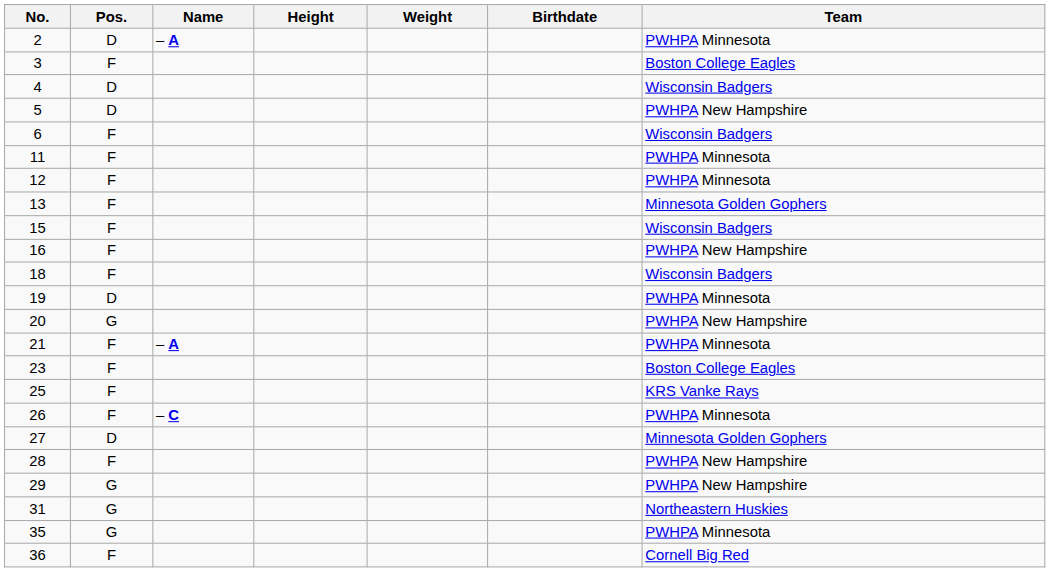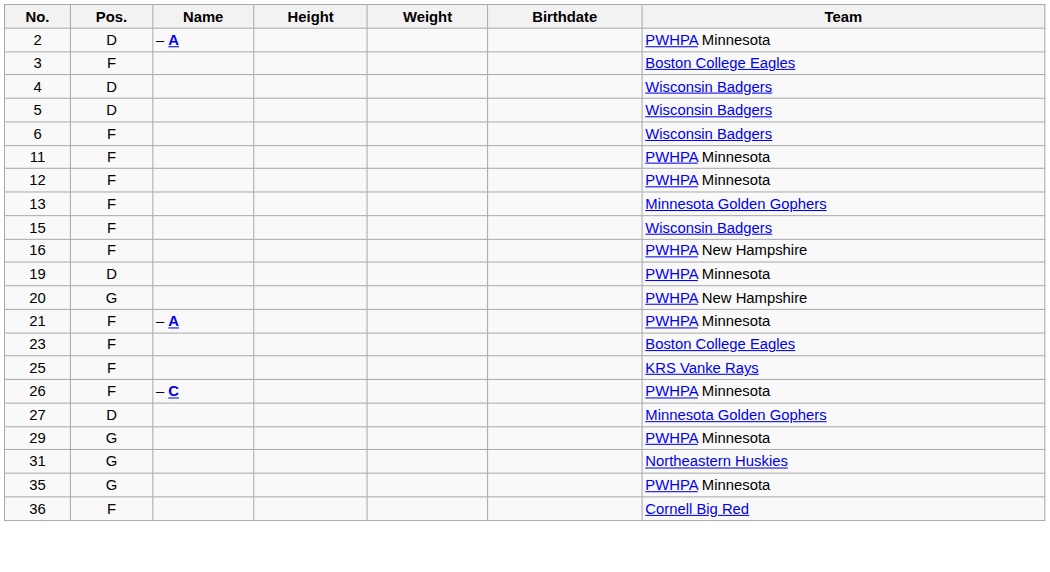(726, 110) PWHPA New Hampshire -> (709, 110) Wisconsin Badgers
- row: (38, 274)
- row: (38, 462)
(726, 485) PWHPA New Hampshire -> (708, 438) PWHPA Minnesota
